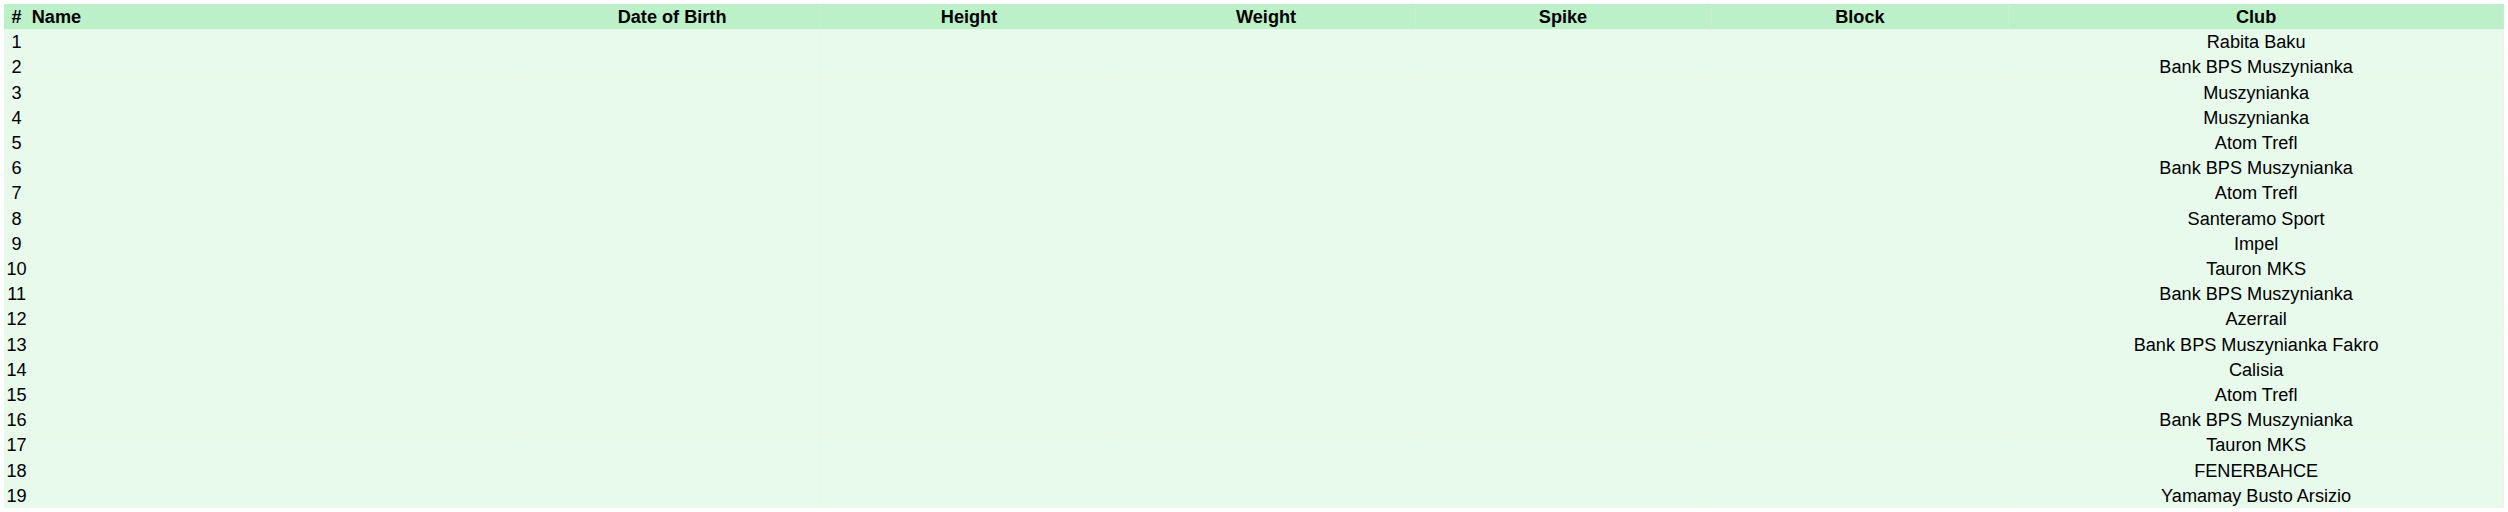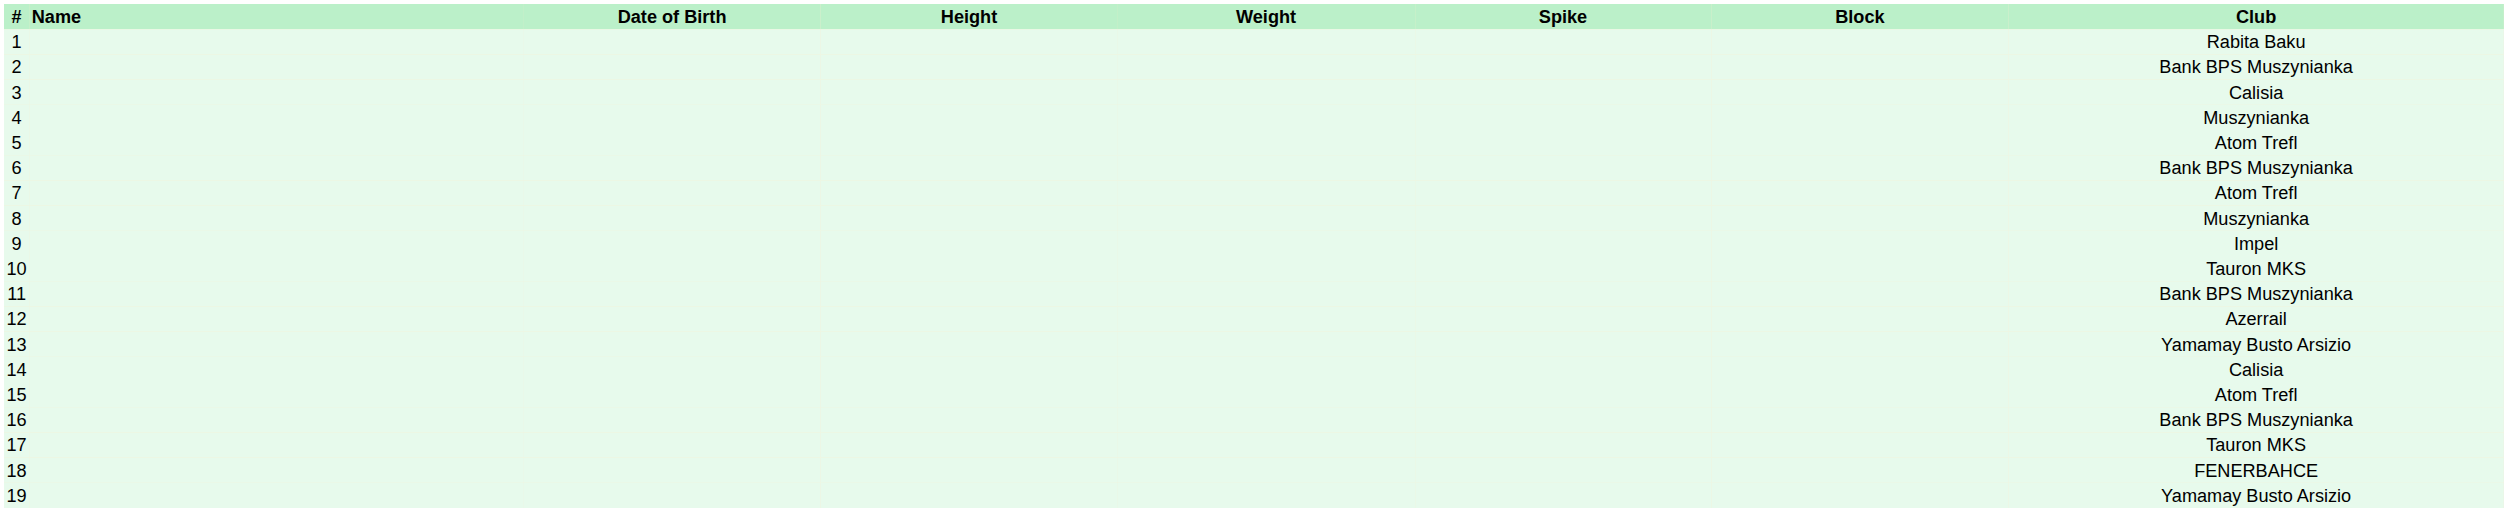(2256, 92) Muszynianka -> (2256, 92) Calisia
(2256, 218) Santeramo Sport -> (2256, 218) Muszynianka
(2256, 344) Bank BPS Muszynianka Fakro -> (2256, 344) Yamamay Busto Arsizio
